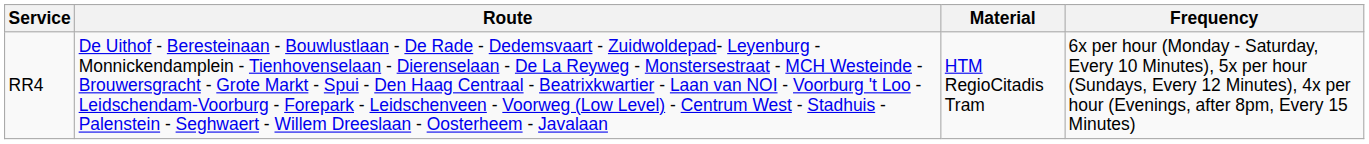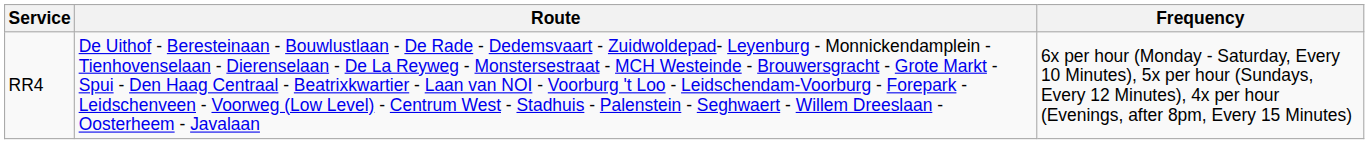- column: (1003, 18)
